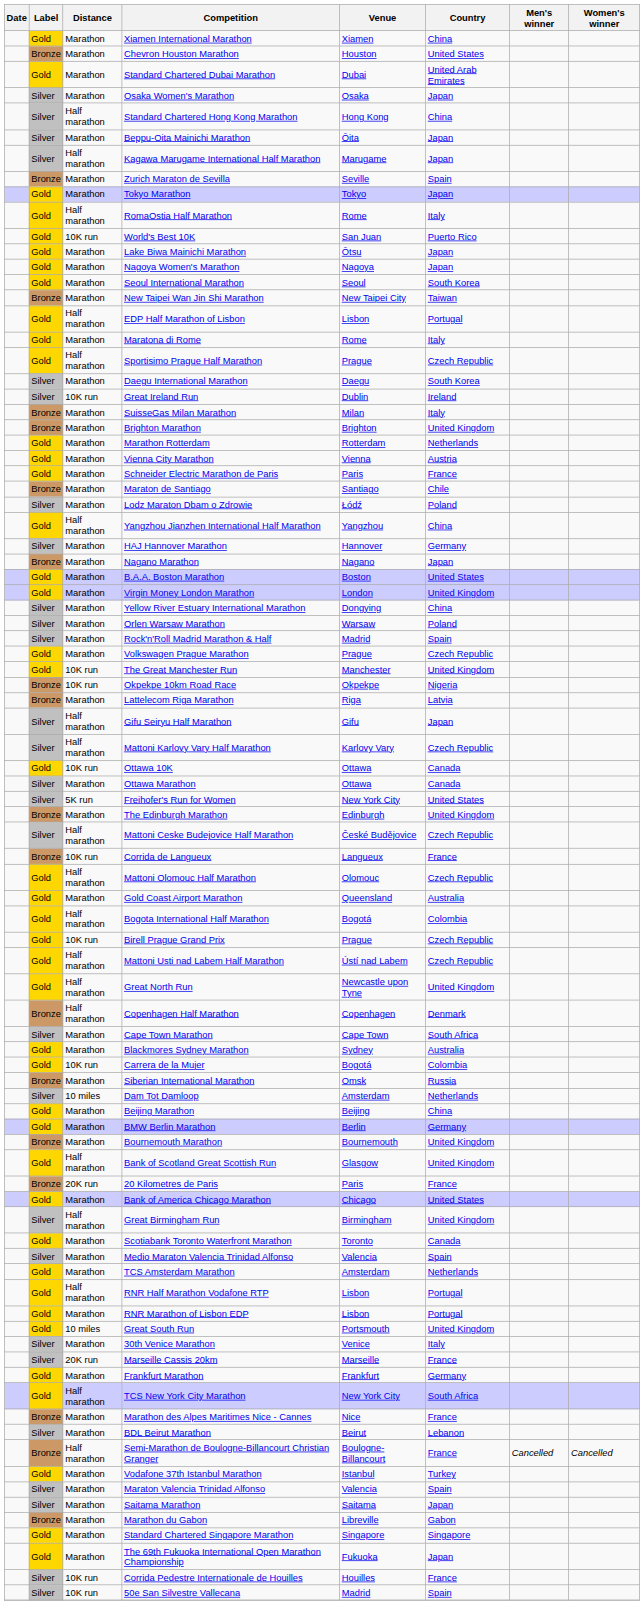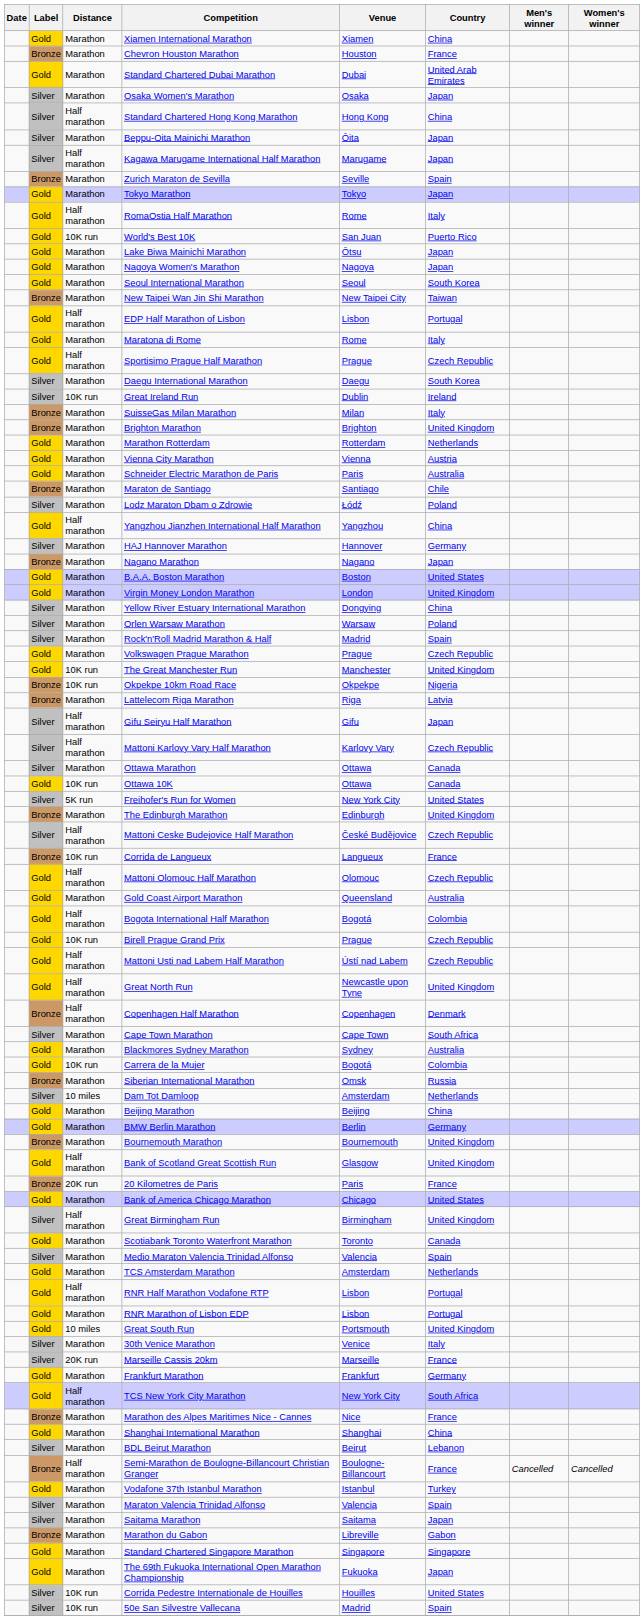(456, 54) United States -> (442, 54) France
(442, 473) France -> (446, 473) Australia
rows swapped: (148, 768) <-> (160, 783)
+ row: (192, 1432)
(442, 1577) France -> (456, 1592) United States
